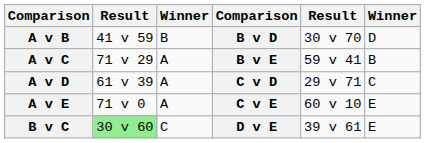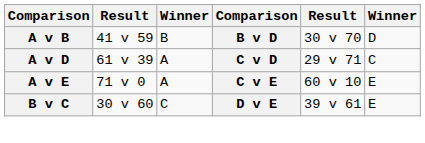- row: (49, 60)
(125, 127) lightgreen background -> (125, 105) no background
